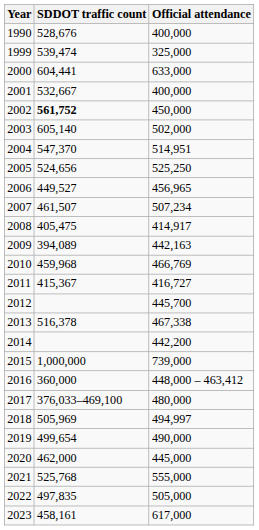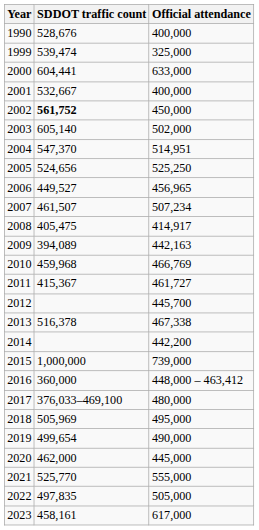(172, 284) 416,727 -> (172, 284) 461,727
(172, 419) 494,997 -> (172, 419) 495,000
(57, 476) 525,768 -> (57, 476) 525,770
